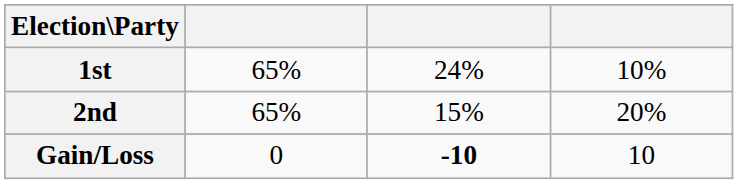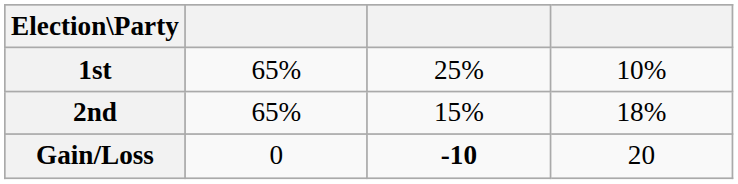(459, 69) 24% -> (459, 69) 25%
(641, 112) 20% -> (641, 112) 18%
(641, 155) 10 -> (641, 155) 20
